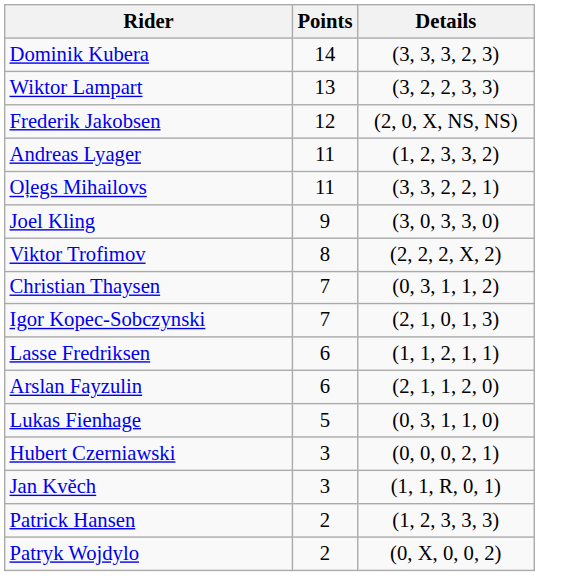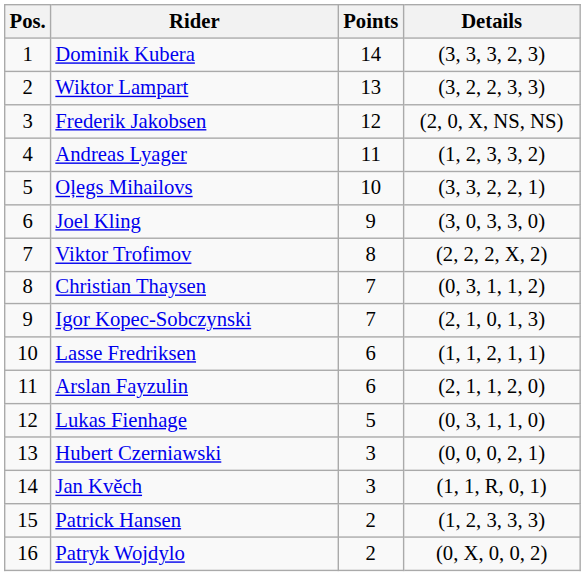+ column: (28, 21)
(325, 187) 11 -> (371, 187) 10
